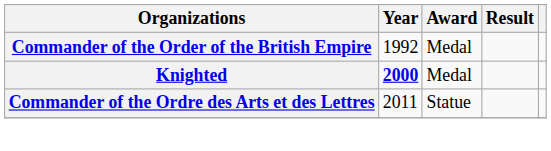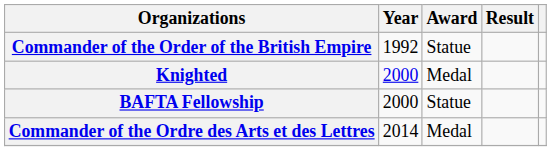(449, 46) Medal -> (449, 46) Statue
(401, 74) bold -> (401, 74) normal
+ row: (192, 103)
(400, 103) 2011 -> (401, 131) 2014
(449, 103) Statue -> (449, 131) Medal
